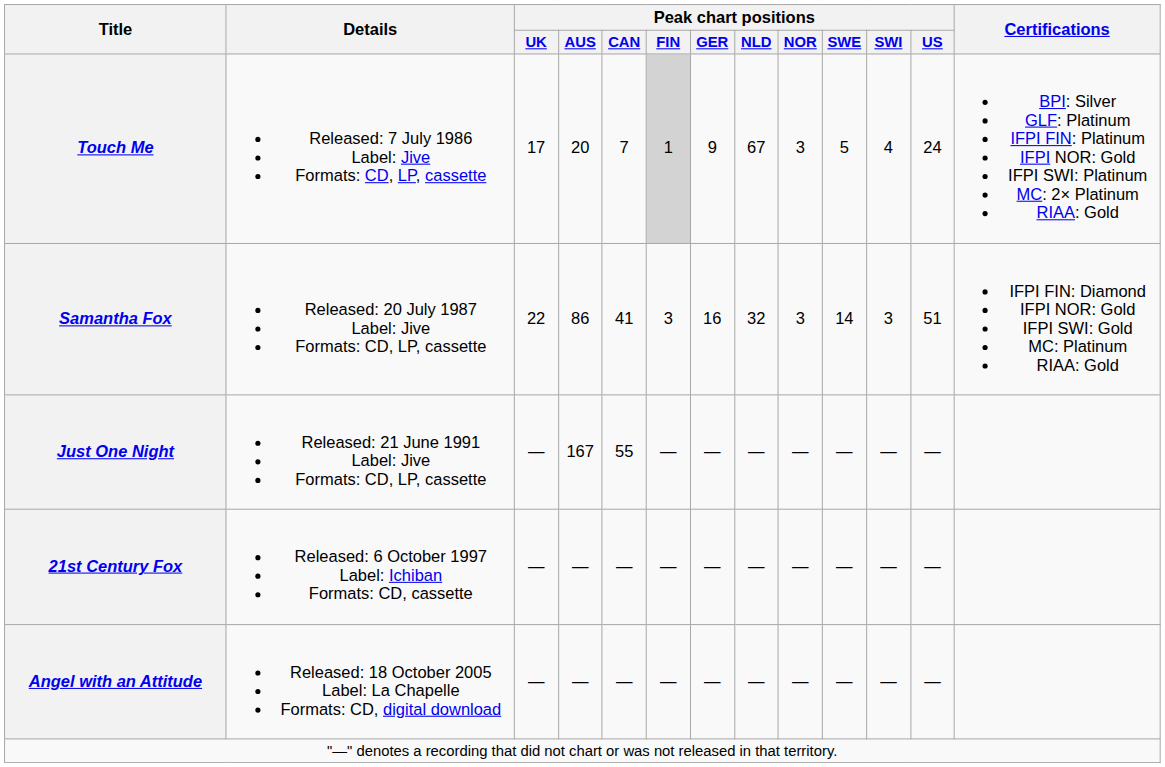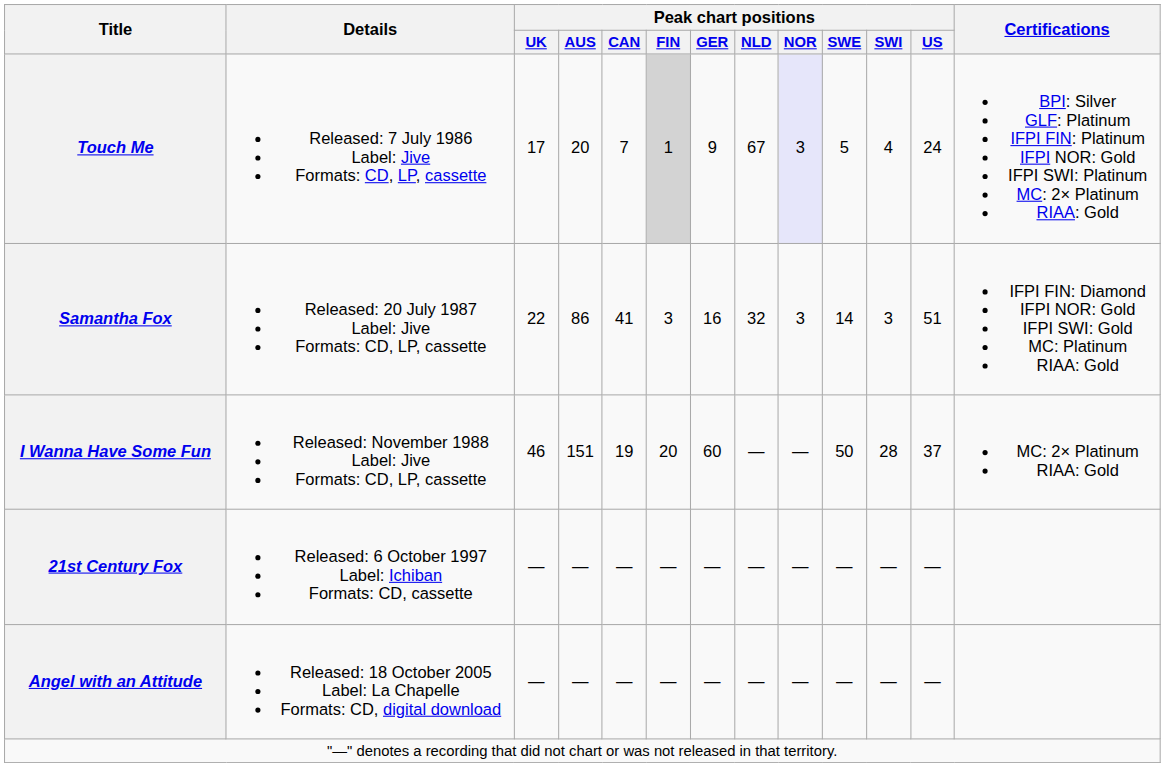(800, 148) no background -> (800, 148) lavender background
+ row: (115, 452)
- row: (115, 452)
